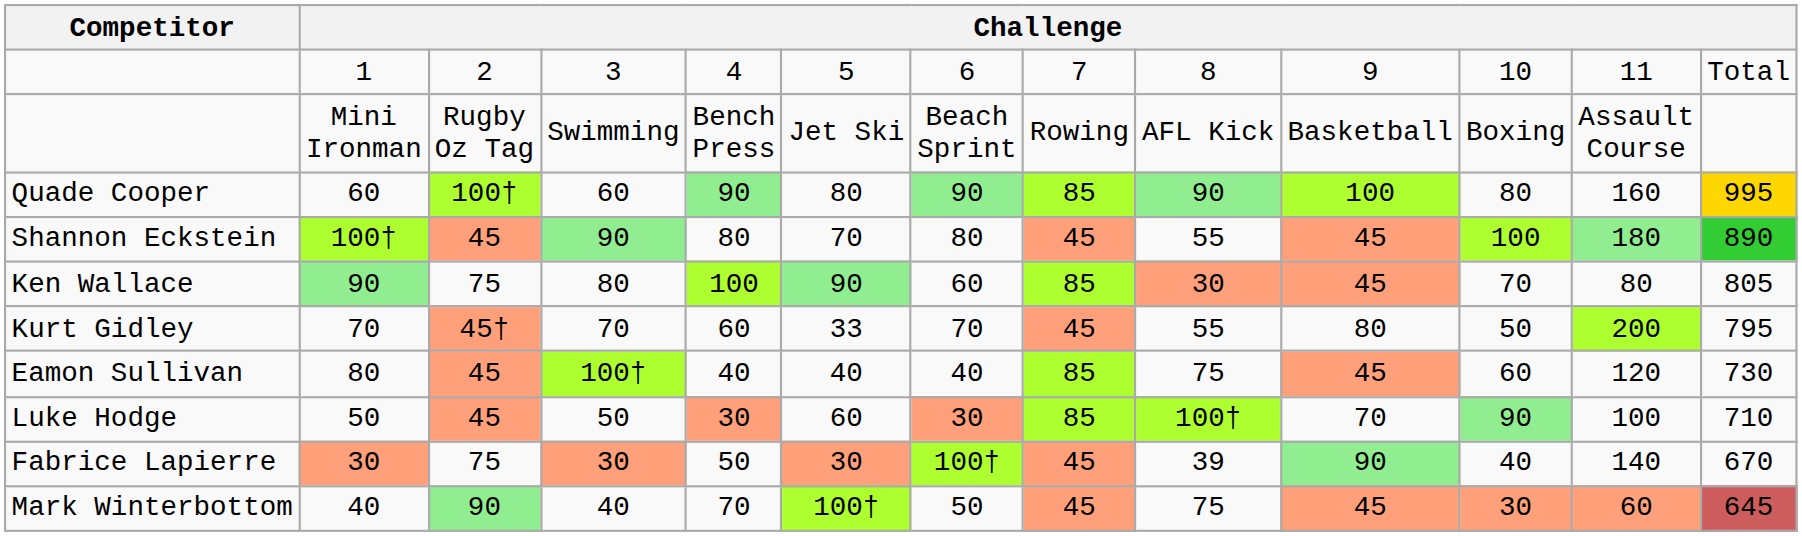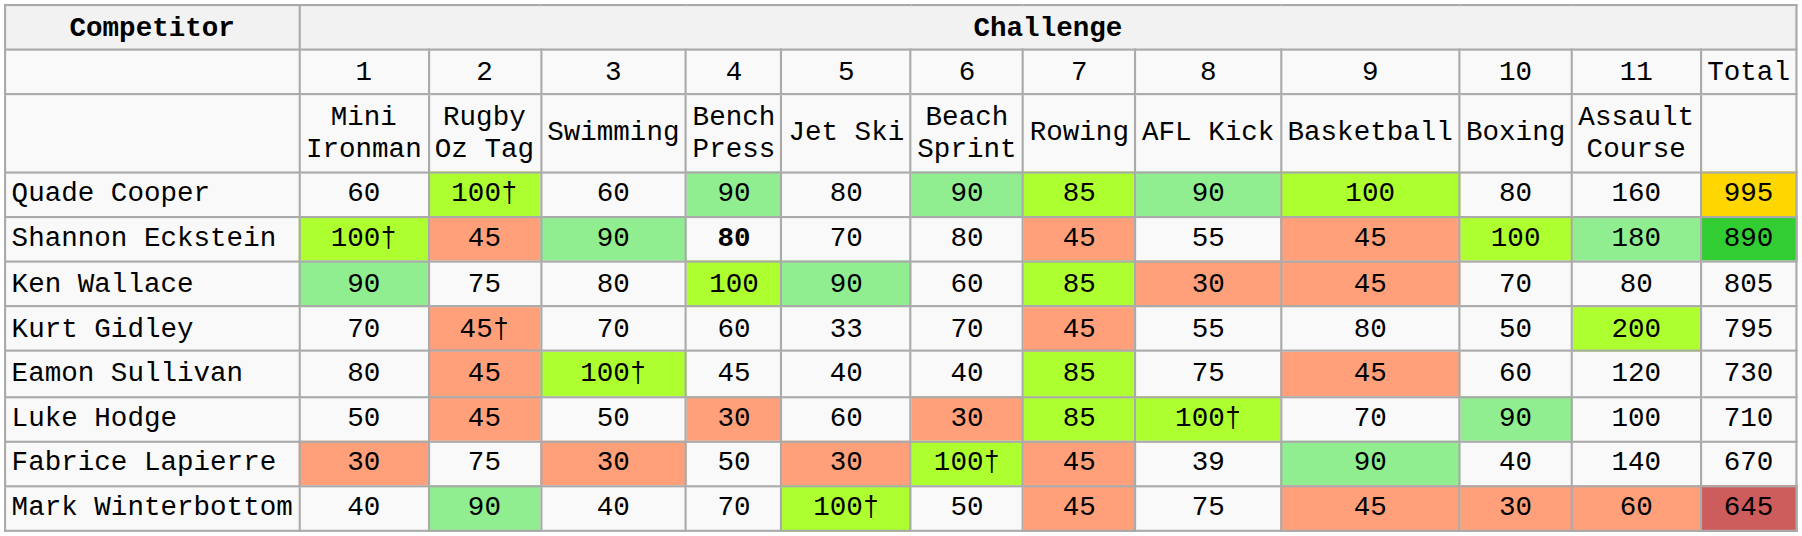(734, 239) normal -> (734, 239) bold
(734, 374) 40 -> (734, 374) 45
